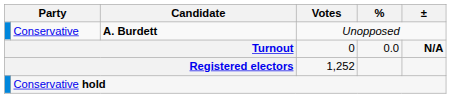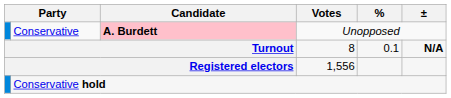(130, 31) no background -> (130, 31) pink background
(352, 48) 0 -> (352, 48) 8
(391, 48) 0.0 -> (391, 48) 0.1
(341, 66) 1,252 -> (341, 66) 1,556
